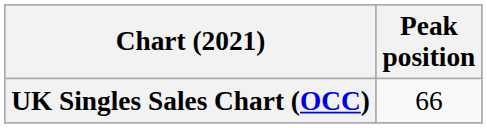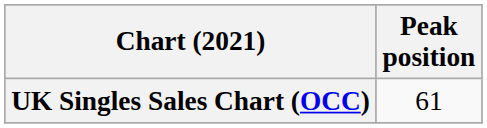(429, 100) 66 -> (429, 100) 61
